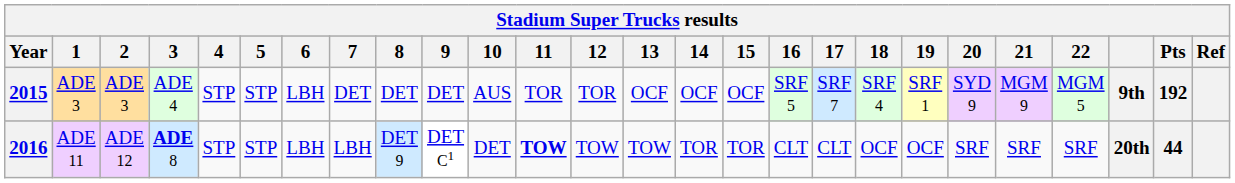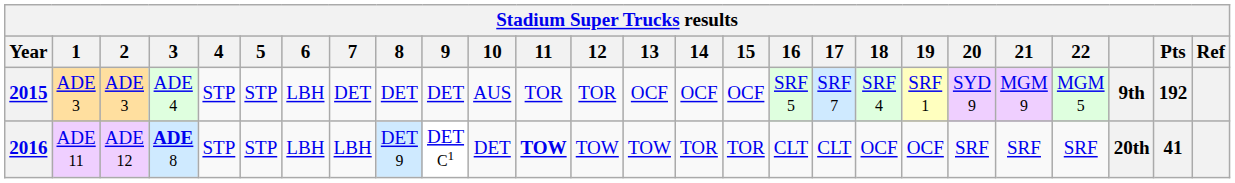(1173, 148) 44 -> (1173, 148) 41
